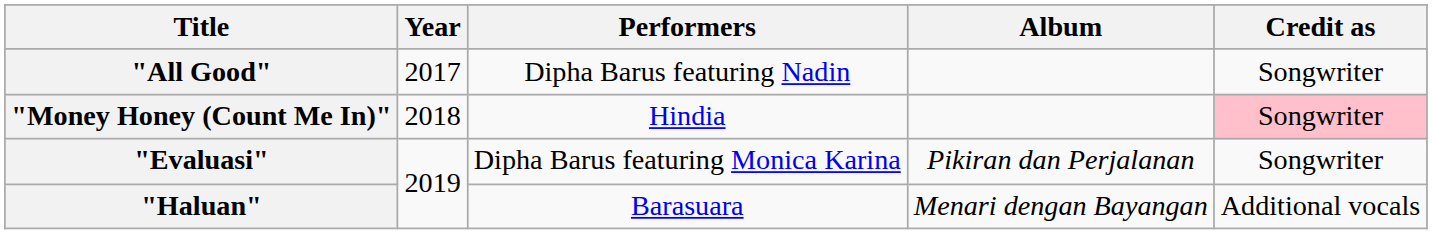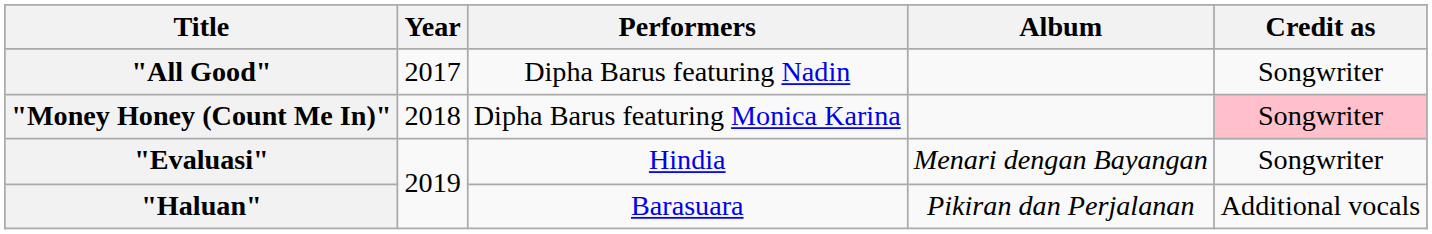(687, 116) Hindia -> (687, 116) Dipha Barus featuring Monica Karina
(687, 160) Dipha Barus featuring Monica Karina -> (687, 160) Hindia
(1061, 160) Pikiran dan Perjalanan -> (1061, 160) Menari dengan Bayangan
(1061, 205) Menari dengan Bayangan -> (1061, 205) Pikiran dan Perjalanan
